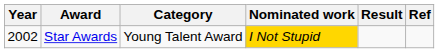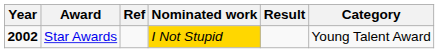columns swapped: (183, 15) <-> (420, 15)
(23, 36) normal -> (23, 36) bold
